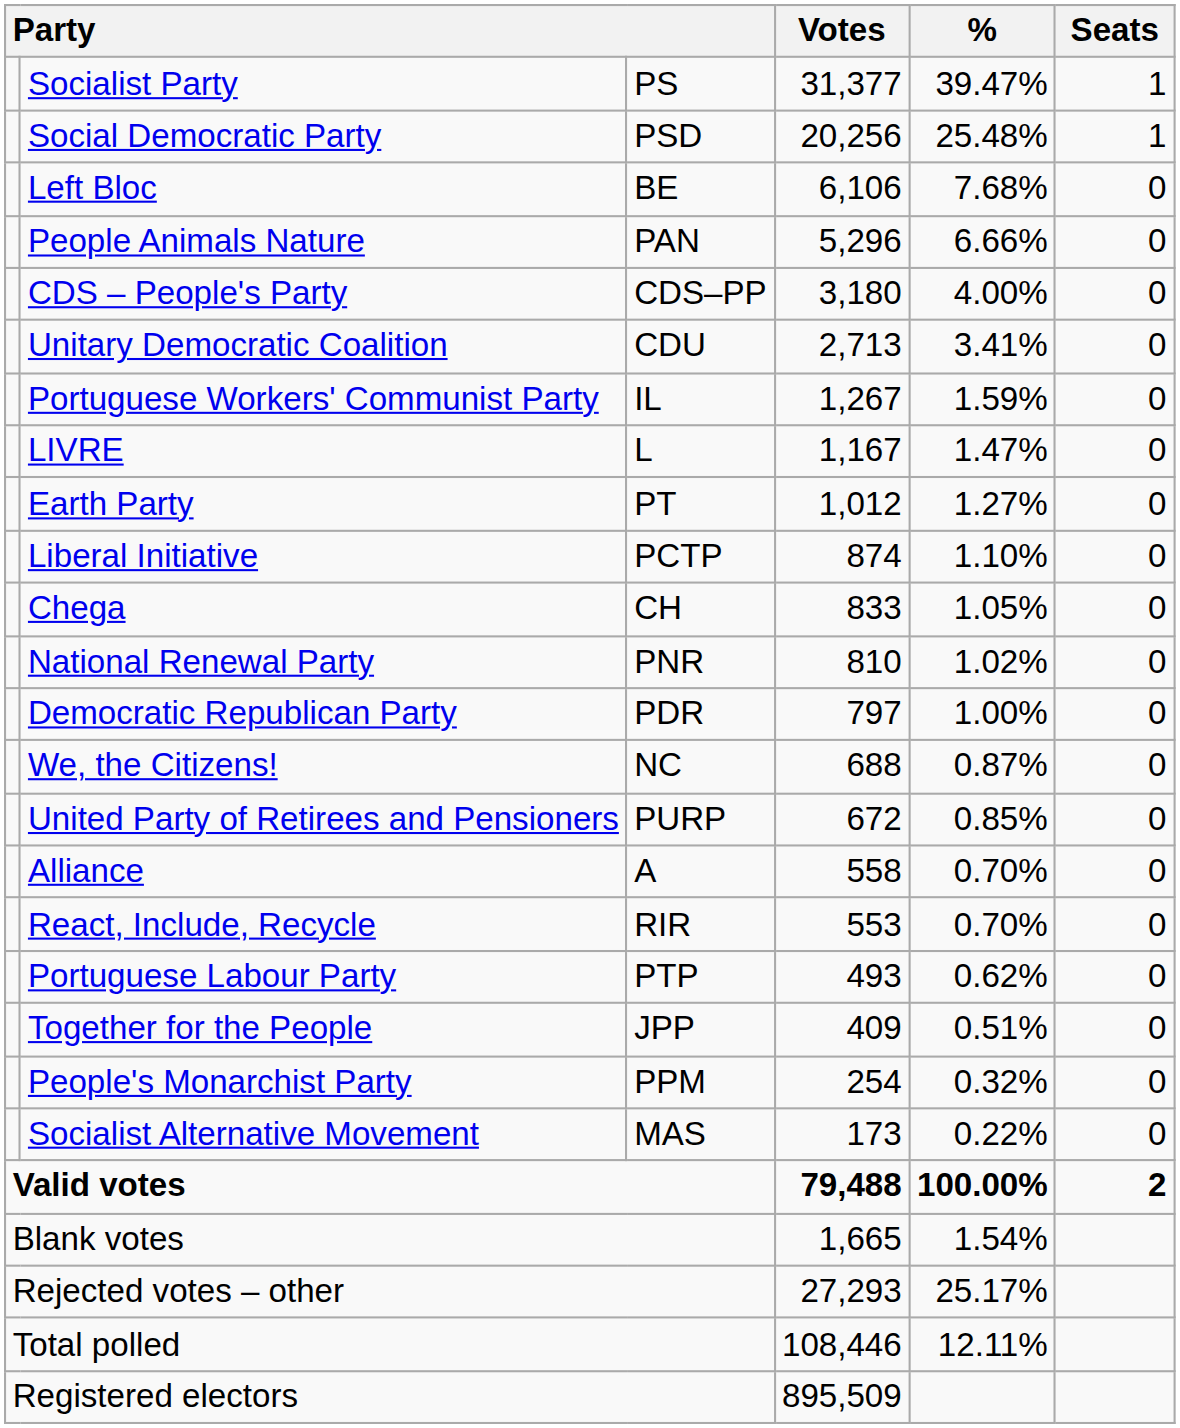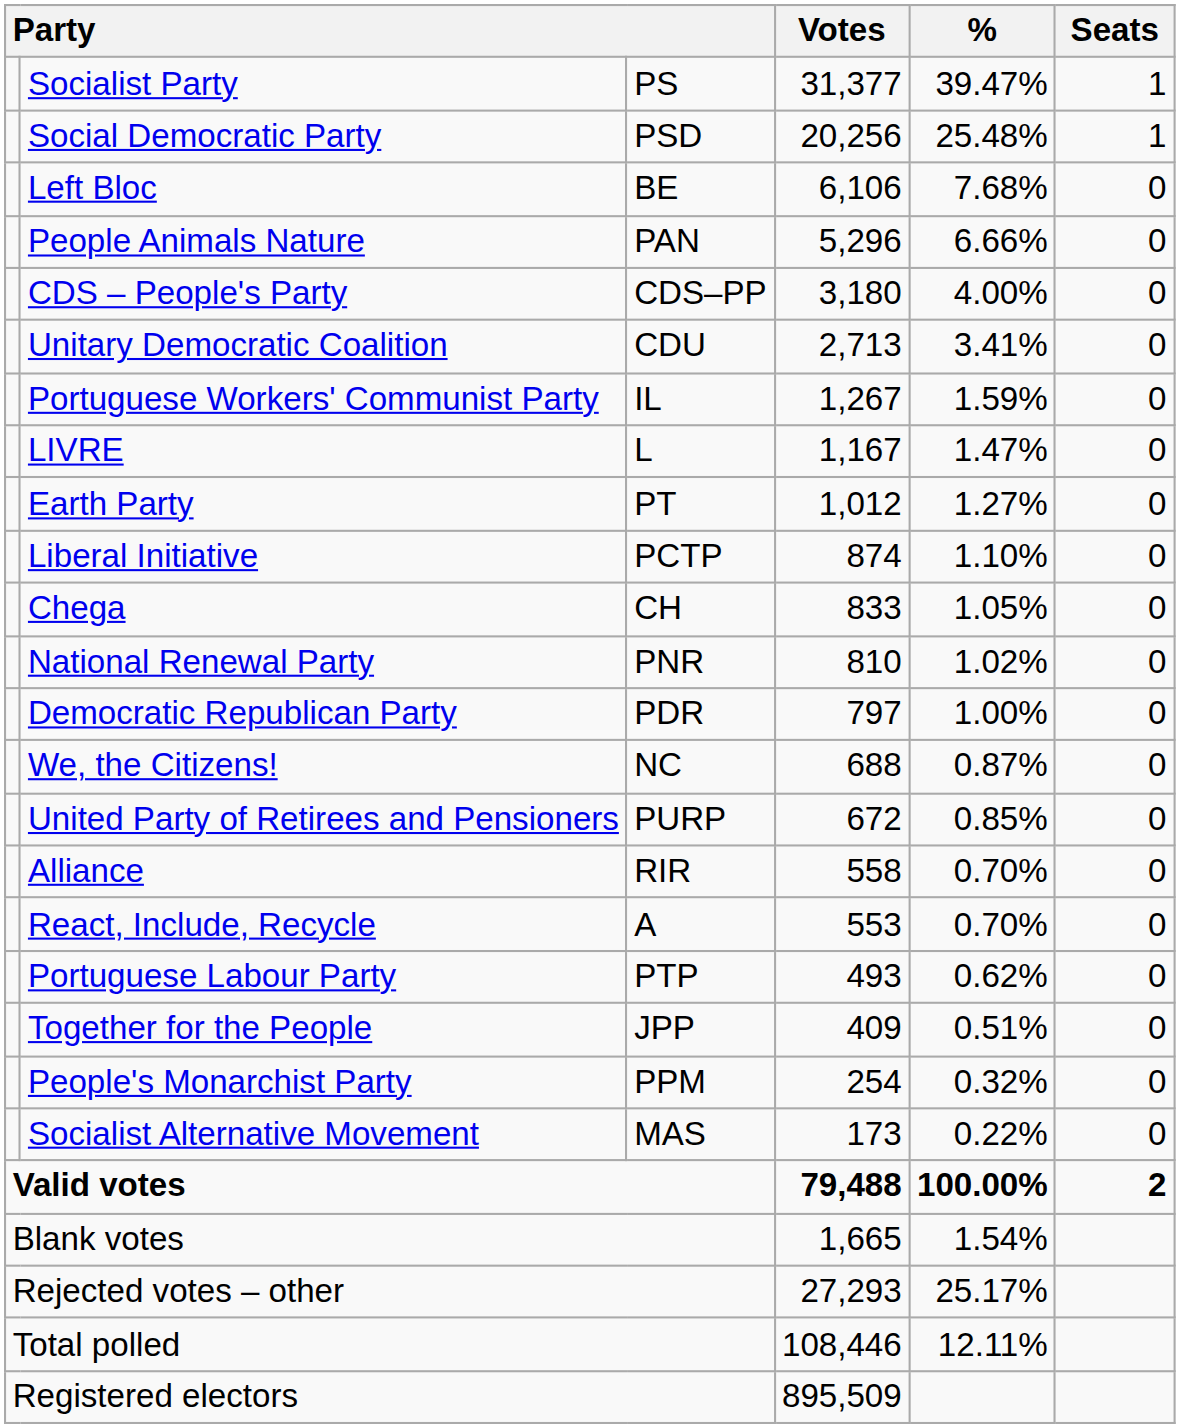(645, 871) A -> (663, 871) RIR
(663, 923) RIR -> (645, 923) A
